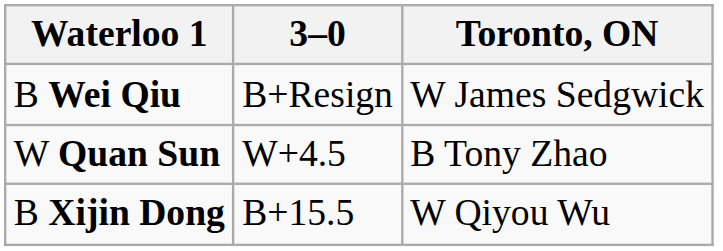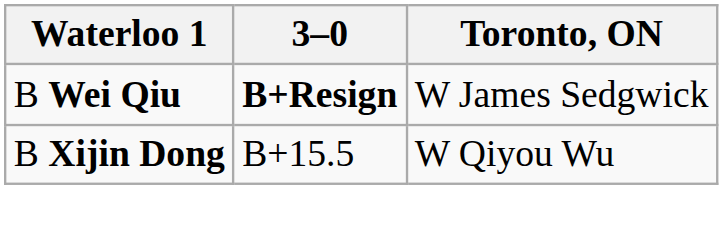(318, 93) normal -> (320, 93) bold
- row: (117, 153)
